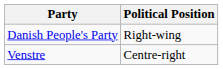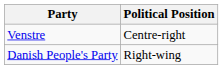rows swapped: (63, 34) <-> (26, 54)
